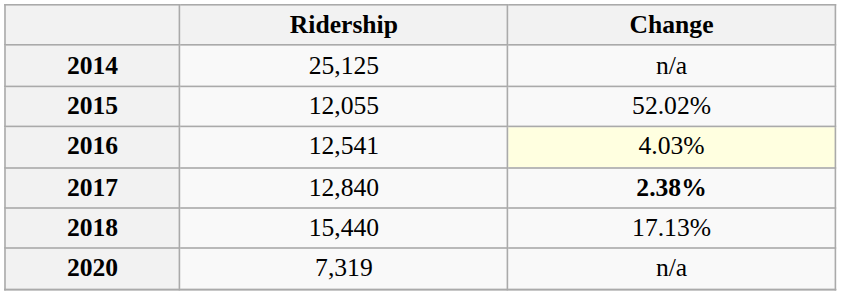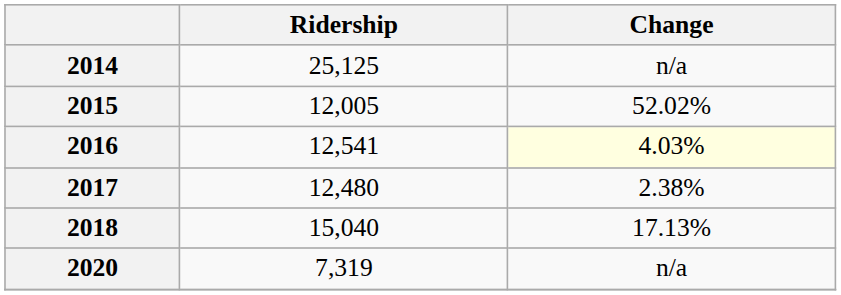(344, 106) 12,055 -> (344, 106) 12,005
(344, 187) 12,840 -> (344, 187) 12,480
(672, 187) bold -> (672, 187) normal
(344, 227) 15,440 -> (344, 227) 15,040
